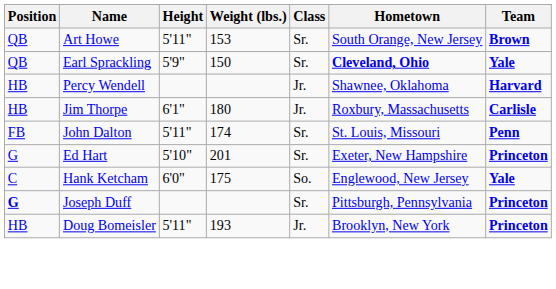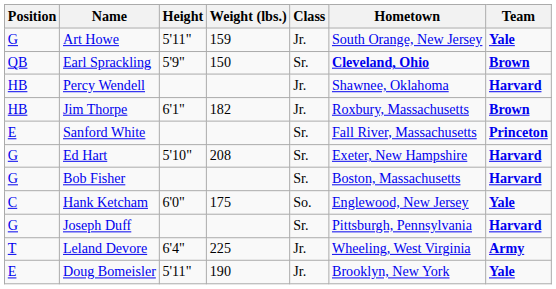(18, 39) QB -> (13, 39) G
(220, 39) 153 -> (220, 39) 159
(301, 39) Sr. -> (300, 39) Jr.
(509, 39) Brown -> (502, 39) Yale
(502, 63) Yale -> (509, 63) Brown
(220, 109) 180 -> (220, 109) 182
(512, 109) Carlisle -> (509, 109) Brown
- row: (97, 132)
+ row: (104, 132)
(220, 156) 201 -> (220, 156) 208
(518, 156) Princeton -> (515, 156) Harvard
+ row: (94, 179)
(13, 202) bold -> (13, 226) normal
(518, 202) Princeton -> (515, 226) Harvard
+ row: (105, 249)
(18, 226) HB -> (12, 272) E
(220, 226) 193 -> (220, 272) 190
(518, 226) Princeton -> (502, 272) Yale
